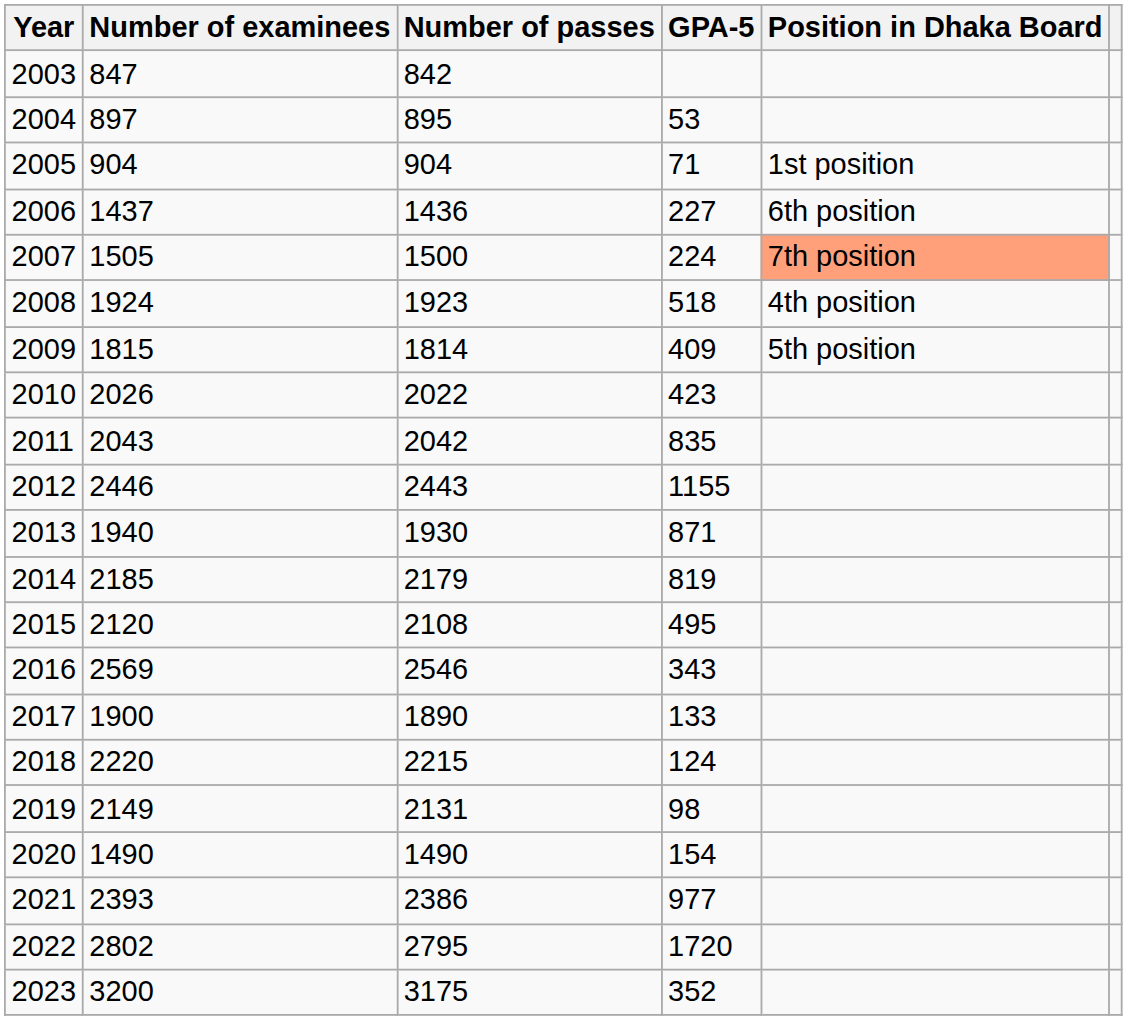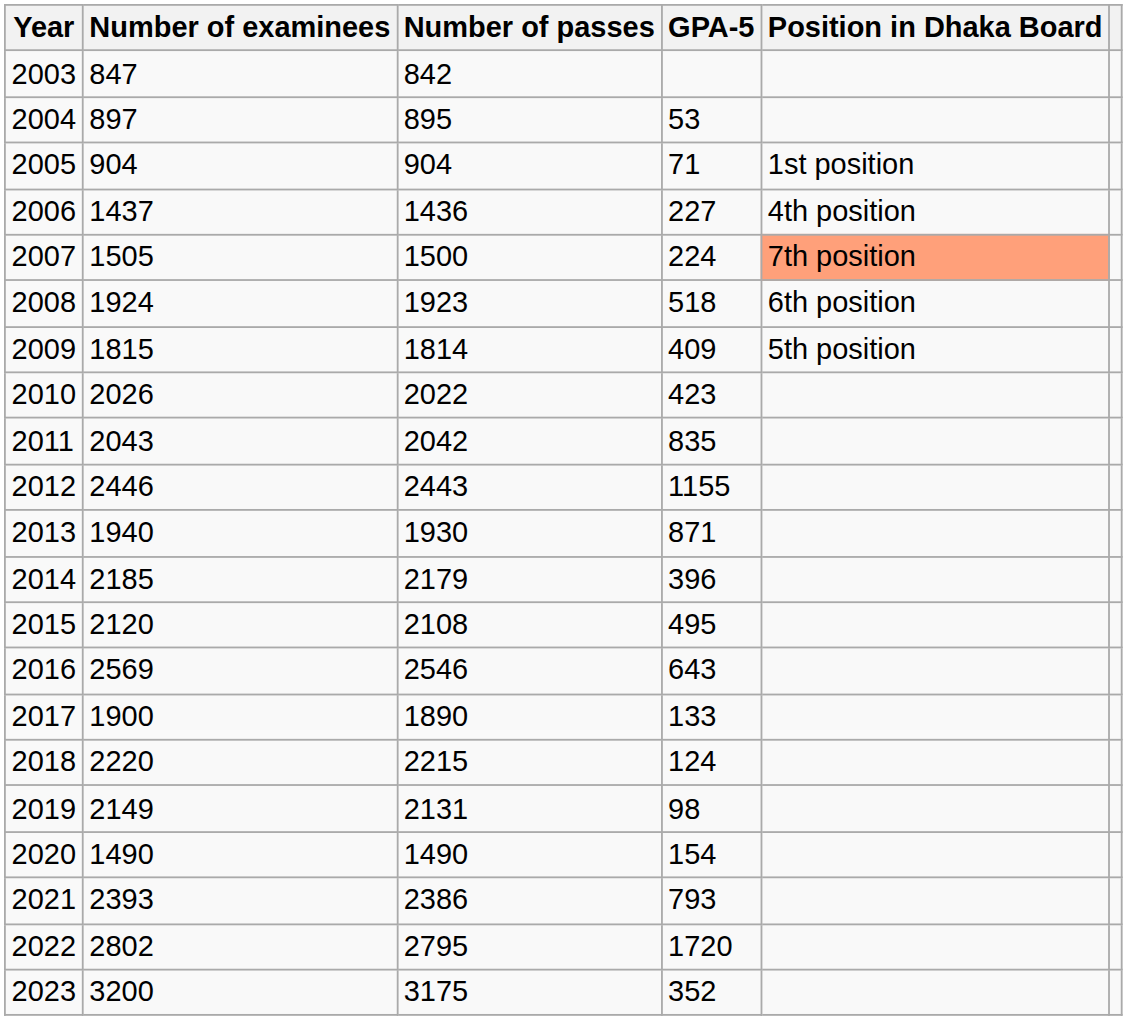(842, 211) 6th position -> (842, 211) 4th position
(842, 303) 4th position -> (842, 303) 6th position
(692, 578) 819 -> (692, 578) 396
(692, 670) 343 -> (692, 670) 643
(692, 900) 977 -> (692, 900) 793
